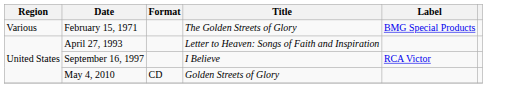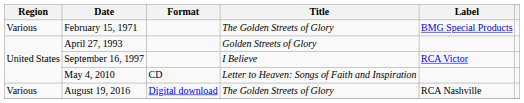(282, 43) Letter to Heaven: Songs of Faith and Inspiration -> (269, 43) Golden Streets of Glory
(232, 75) Golden Streets of Glory -> (319, 75) Letter to Heaven: Songs of Faith and Inspiration
+ row: (97, 91)
